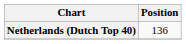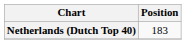(160, 30) 136 -> (160, 30) 183
